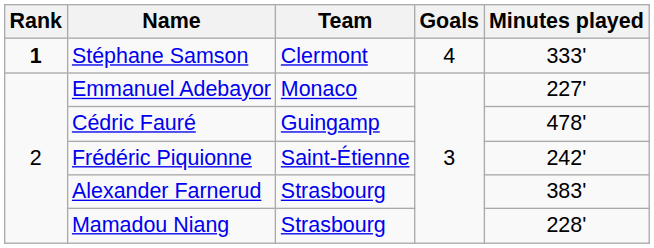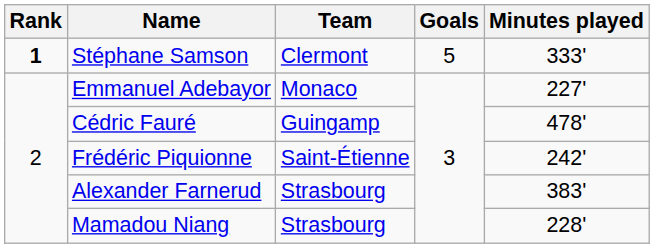(449, 55) 4 -> (449, 55) 5
